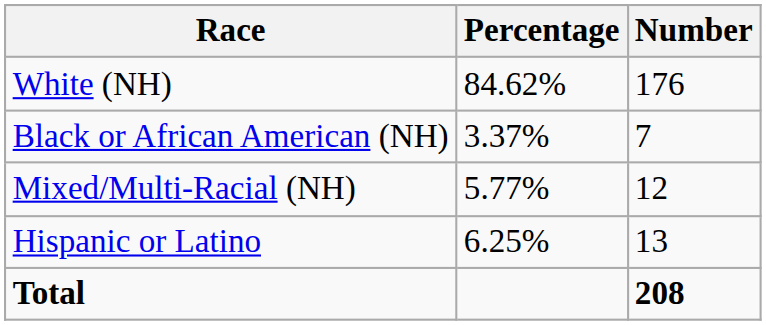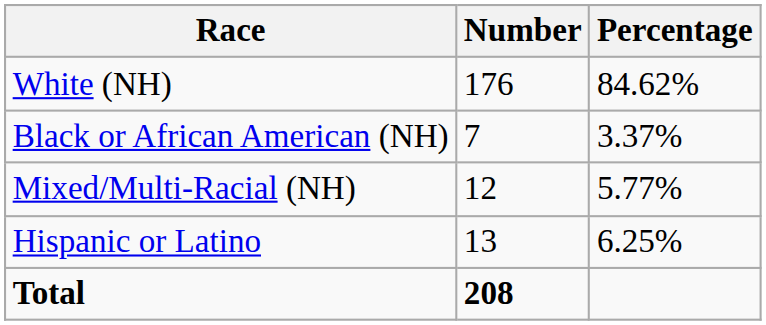columns swapped: (694, 30) <-> (542, 30)
